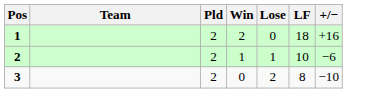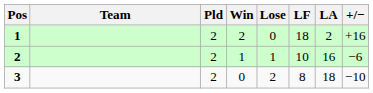+ column: (329, 14)
